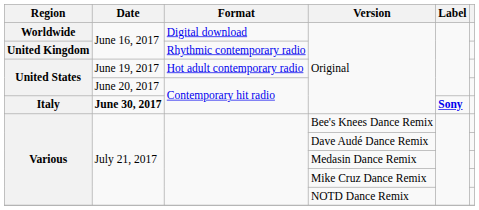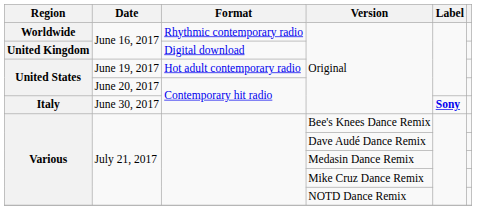(207, 31) Digital download -> (234, 31) Rhythmic contemporary radio
(236, 50) Rhythmic contemporary radio -> (204, 50) Digital download
(128, 104) bold -> (127, 104) normal
